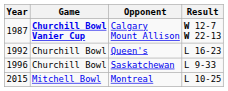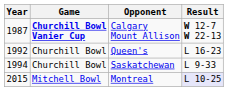(17, 65) 1996 -> (17, 65) 1994
(203, 79) no background -> (203, 79) lavender background
